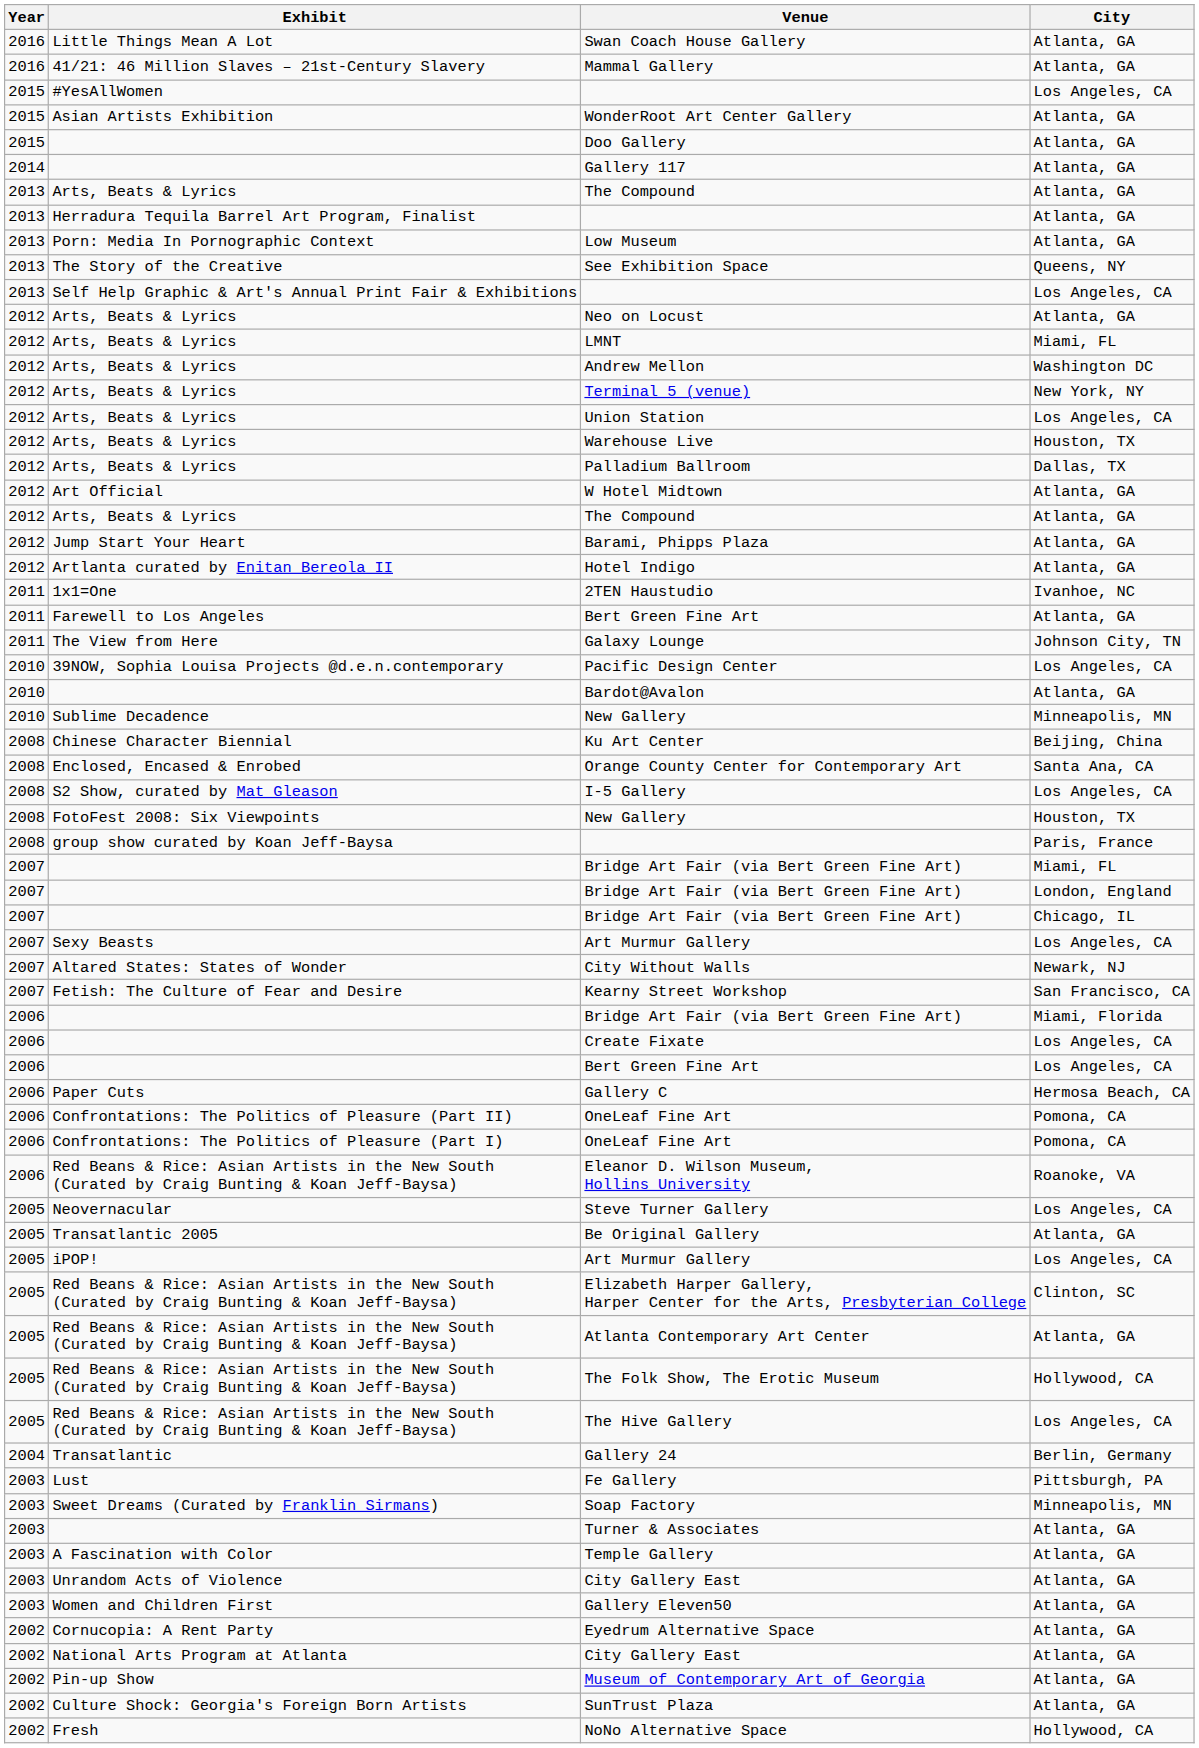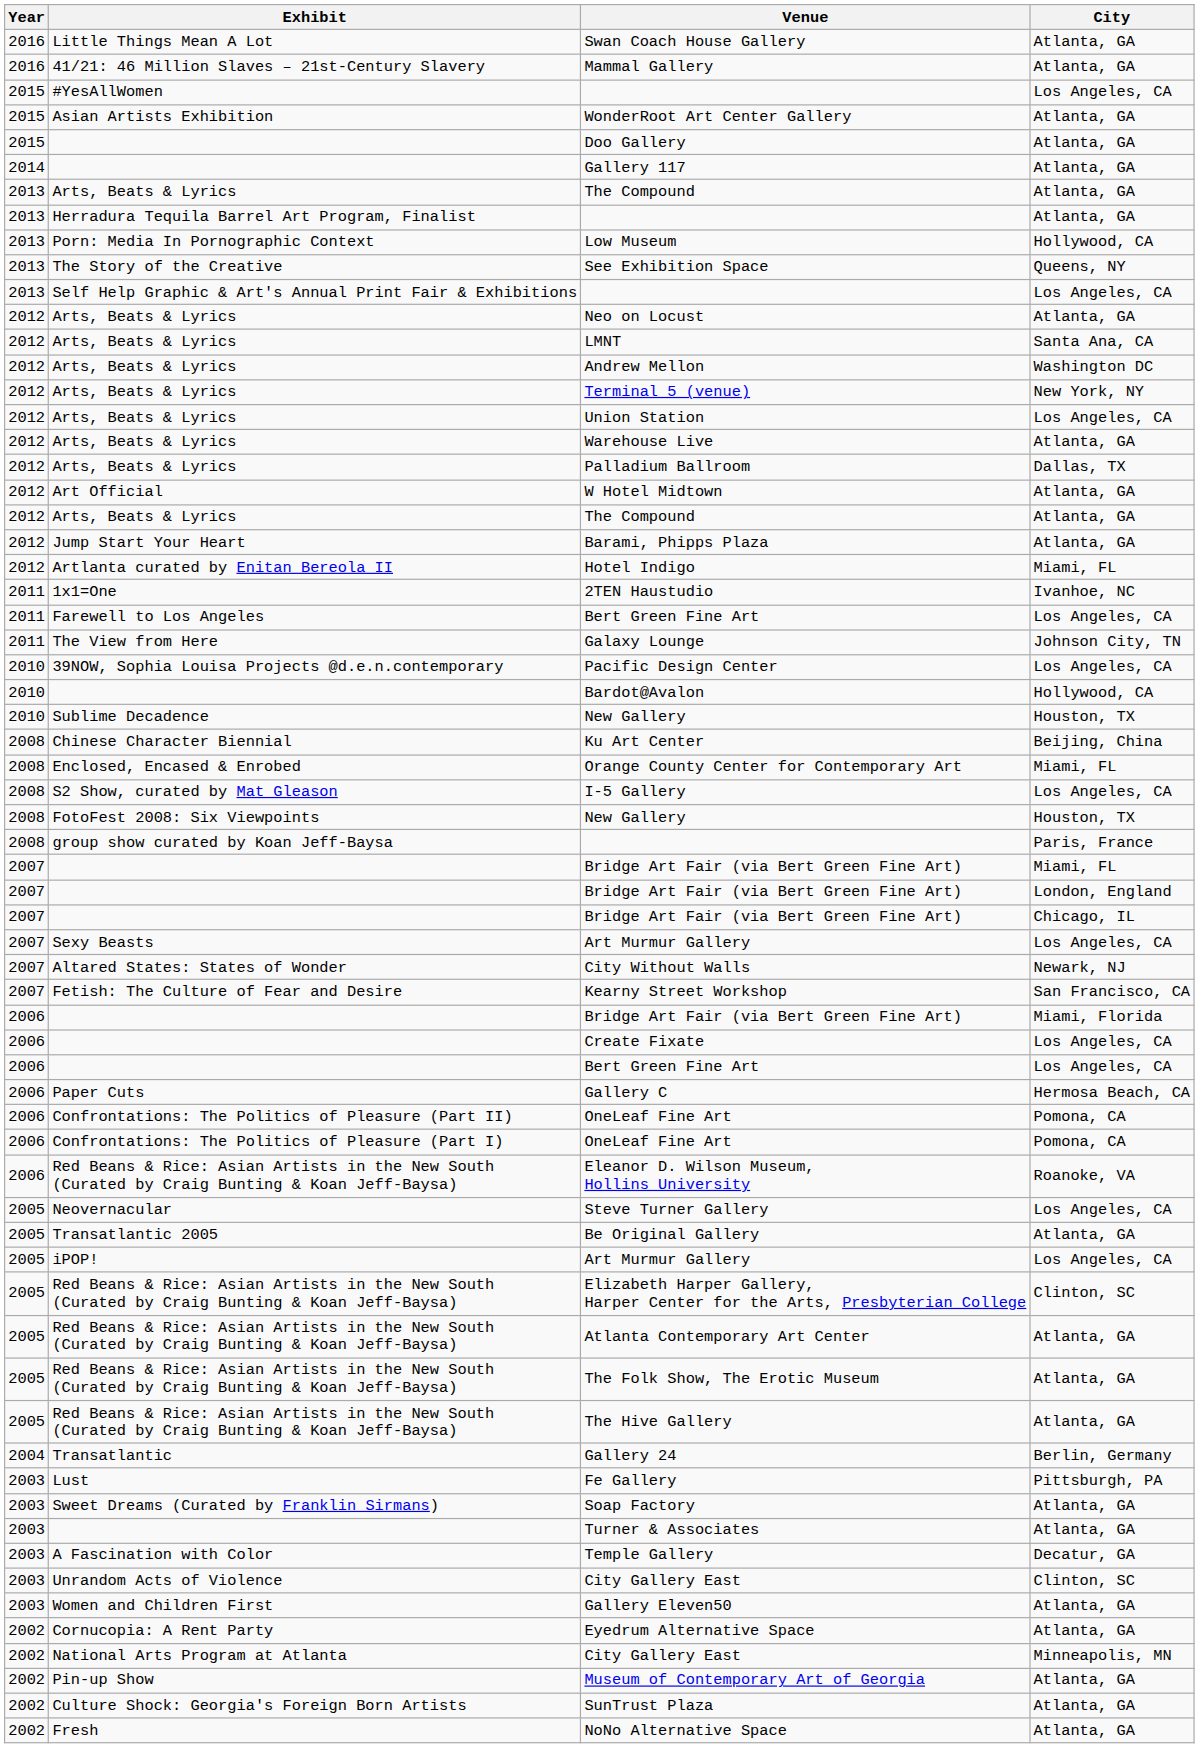(1084, 242) Atlanta, GA -> (1093, 242) Hollywood, CA
(1075, 342) Miami, FL -> (1093, 342) Santa Ana, CA
(1084, 442) Houston, TX -> (1084, 442) Atlanta, GA
(1084, 567) Atlanta, GA -> (1075, 567) Miami, FL
(1084, 617) Atlanta, GA -> (1103, 617) Los Angeles, CA
(1084, 692) Atlanta, GA -> (1093, 692) Hollywood, CA
(1103, 717) Minneapolis, MN -> (1084, 717) Houston, TX
(1093, 767) Santa Ana, CA -> (1075, 767) Miami, FL
(1093, 1379) Hollywood, CA -> (1084, 1379) Atlanta, GA
(1103, 1422) Los Angeles, CA -> (1084, 1422) Atlanta, GA
(1103, 1506) Minneapolis, MN -> (1084, 1506) Atlanta, GA
(1084, 1556) Atlanta, GA -> (1084, 1556) Decatur, GA
(1084, 1581) Atlanta, GA -> (1084, 1581) Clinton, SC
(1084, 1656) Atlanta, GA -> (1103, 1656) Minneapolis, MN
(1093, 1731) Hollywood, CA -> (1084, 1731) Atlanta, GA
